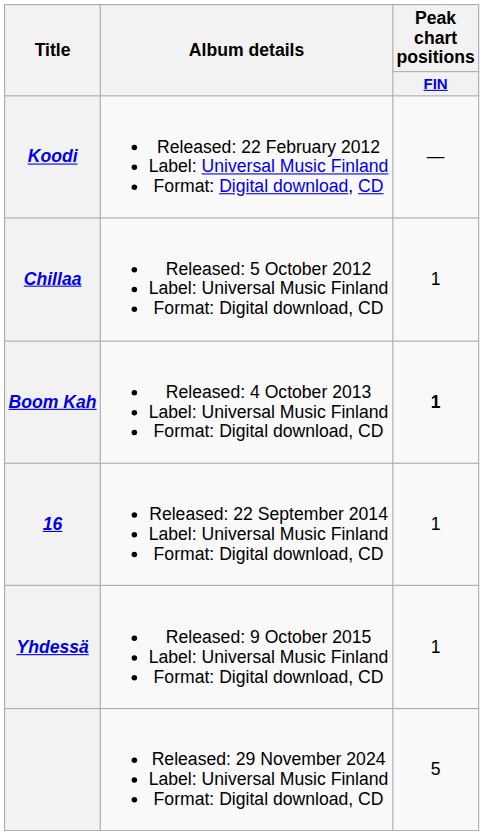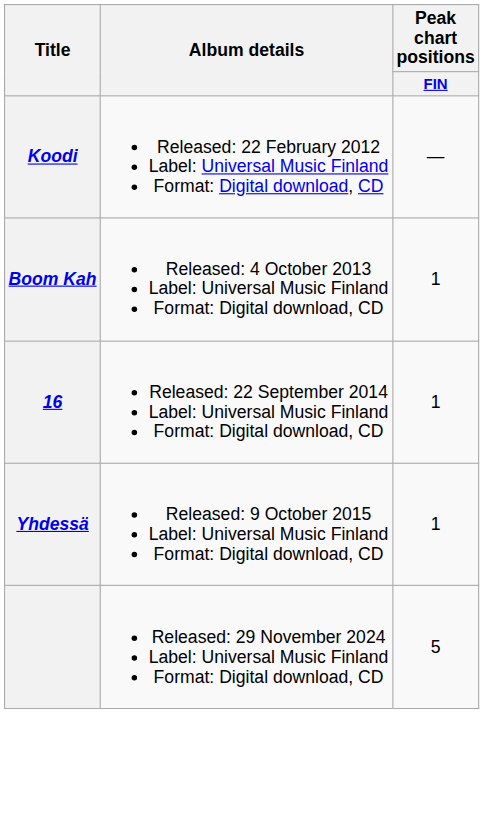- row: (53, 279)
(436, 401) bold -> (436, 279) normal
